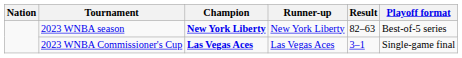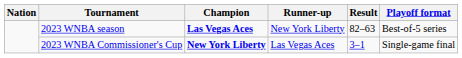(226, 28) New York Liberty -> (220, 28) Las Vegas Aces
(220, 45) Las Vegas Aces -> (226, 45) New York Liberty
